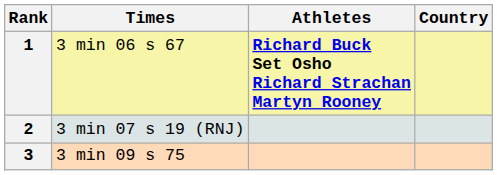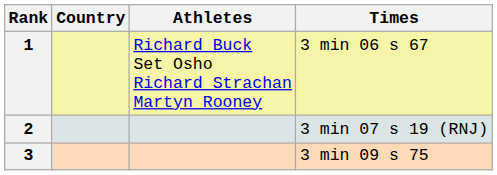columns swapped: (454, 18) <-> (150, 18)
(332, 74) bold -> (213, 74) normal
